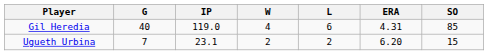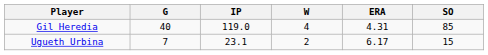- column: (329, 12)
(391, 42) 6.20 -> (377, 42) 6.17
